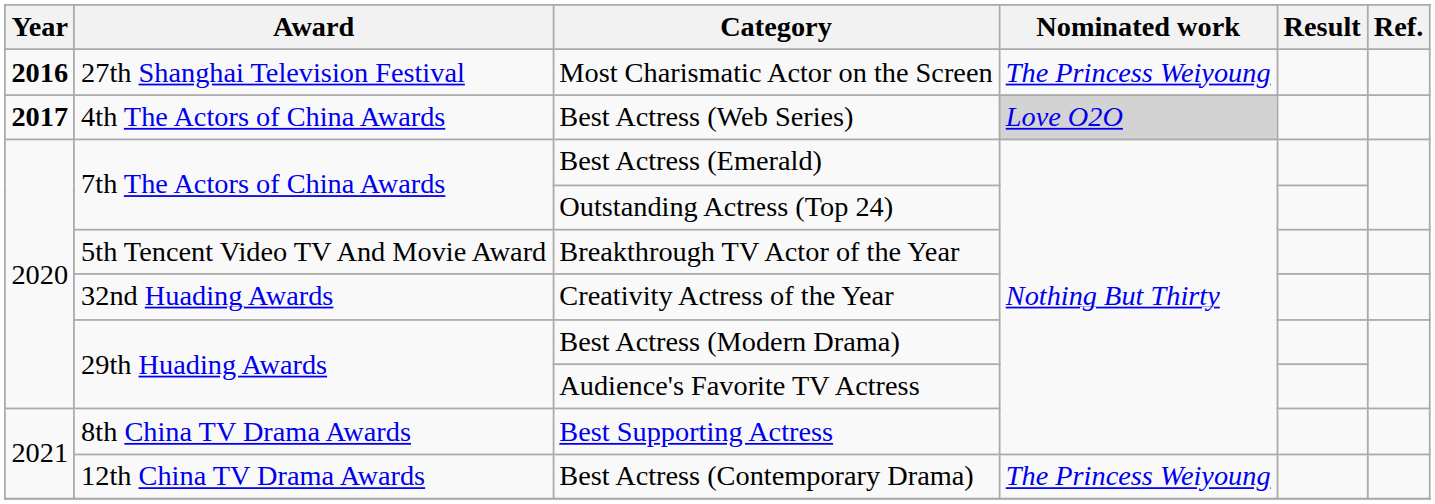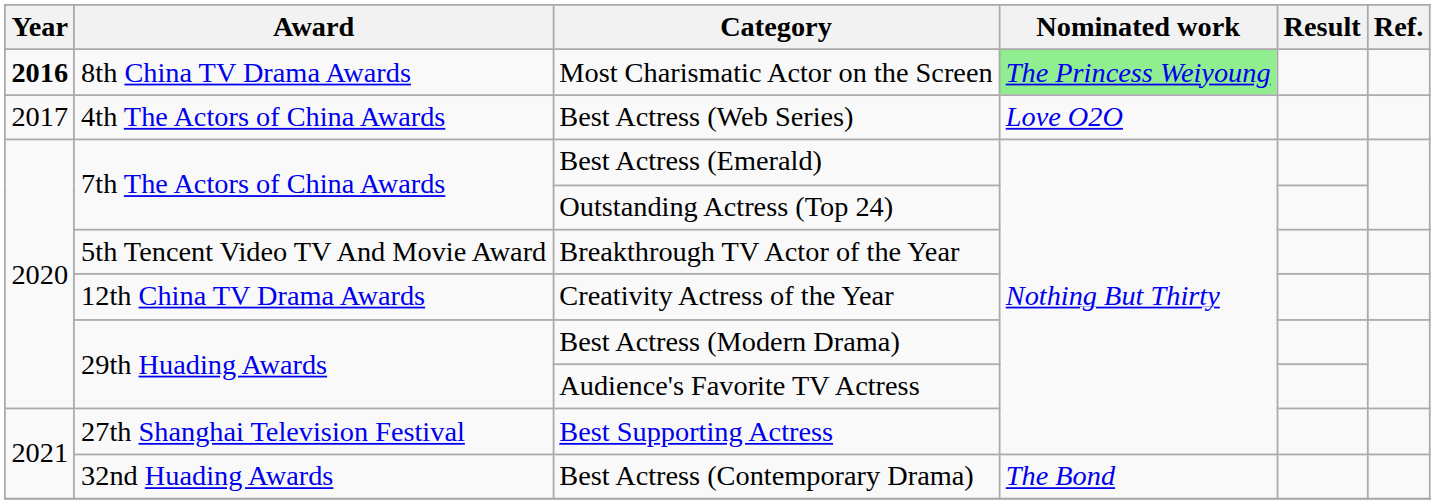(273, 71) 27th Shanghai Television Festival -> (246, 71) 8th China TV Drama Awards
(1138, 71) no background -> (1138, 71) lightgreen background
(40, 116) bold -> (40, 116) normal
(1064, 116) lightgrey background -> (1064, 116) no background
(207, 296) 32nd Huading Awards -> (253, 296) 12th China TV Drama Awards
(246, 431) 8th China TV Drama Awards -> (273, 431) 27th Shanghai Television Festival
(253, 476) 12th China TV Drama Awards -> (207, 476) 32nd Huading Awards
(1138, 476) The Princess Weiyoung -> (1060, 476) The Bond
